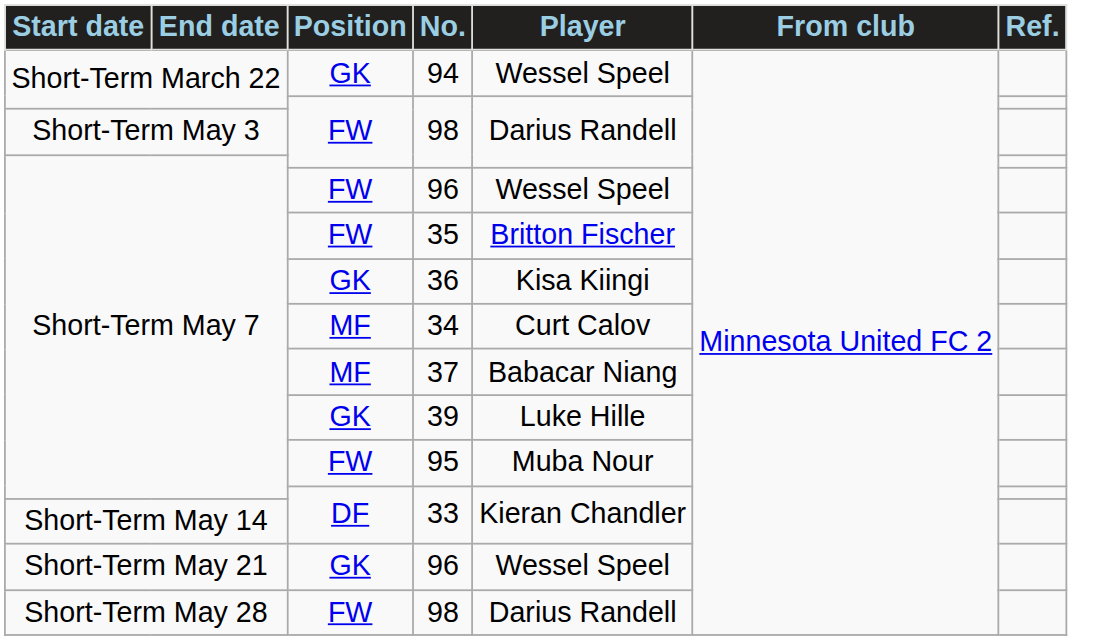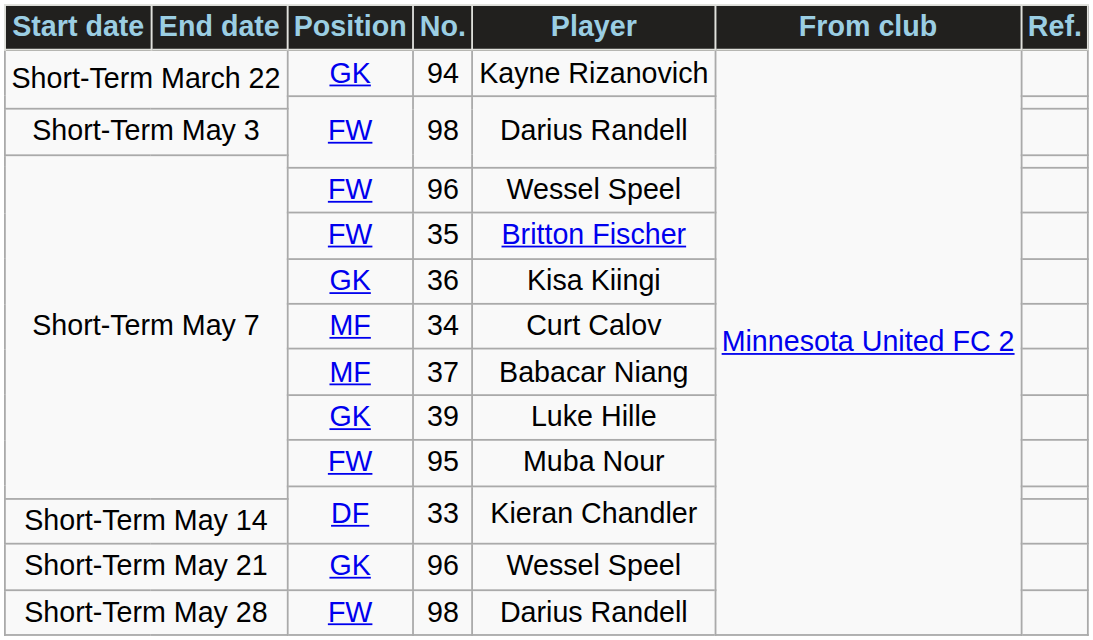(583, 72) Wessel Speel -> (594, 72) Kayne Rizanovich
